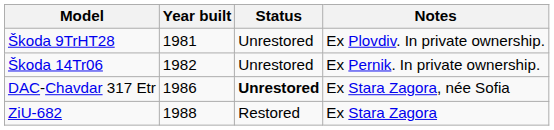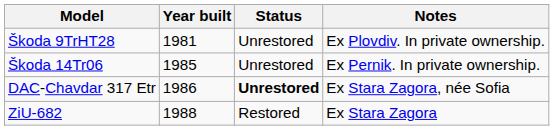(180, 64) 1982 -> (180, 64) 1985
